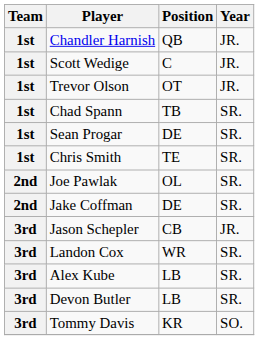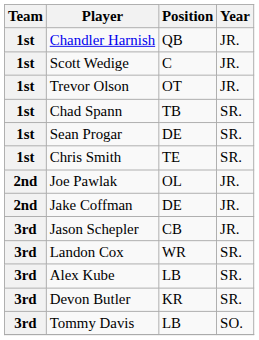(231, 181) SR. -> (230, 181) JR.
(231, 205) SR. -> (230, 205) JR.
(172, 299) LB -> (172, 299) KR
(172, 323) KR -> (172, 323) LB
